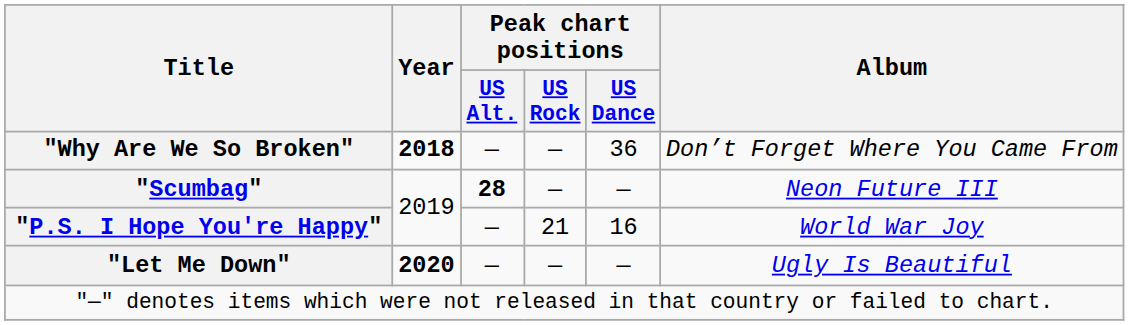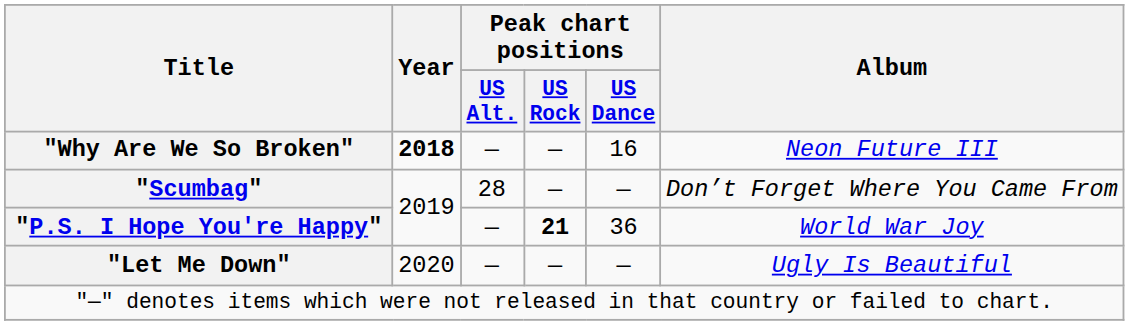(624, 150) 36 -> (624, 150) 16
(892, 150) Don’t Forget Where You Came From -> (892, 150) Neon Future III
(492, 189) bold -> (492, 189) normal
(892, 189) Neon Future III -> (892, 189) Don’t Forget Where You Came From
(555, 227) normal -> (555, 227) bold
(624, 227) 16 -> (624, 227) 36
(426, 266) bold -> (426, 266) normal
